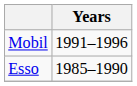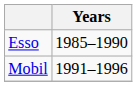rows swapped: (23, 68) <-> (28, 42)
